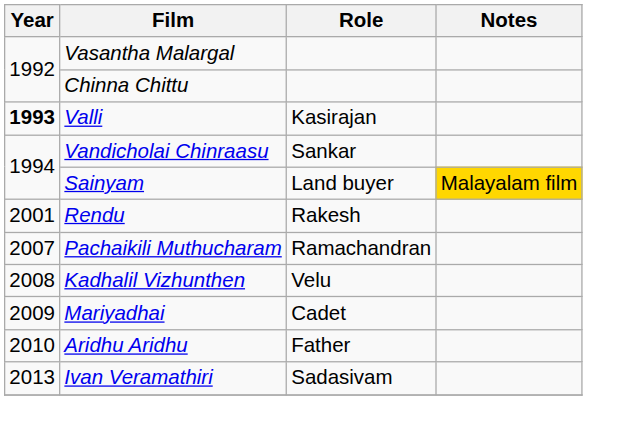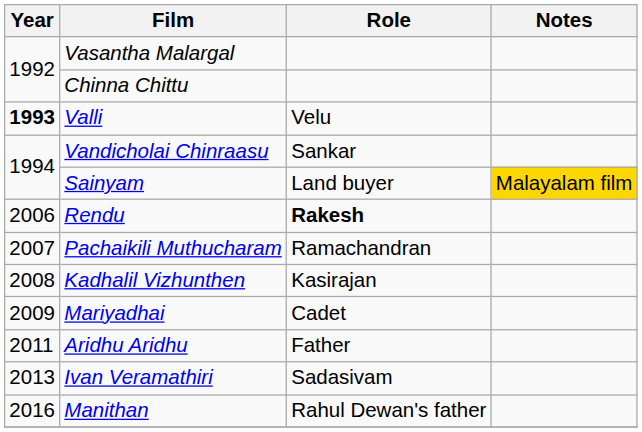(334, 118) Kasirajan -> (311, 118) Velu
(32, 215) 2001 -> (32, 215) 2006
(326, 215) normal -> (328, 215) bold
(311, 280) Velu -> (334, 280) Kasirajan
(32, 345) 2010 -> (31, 345) 2011
+ row: (106, 410)
